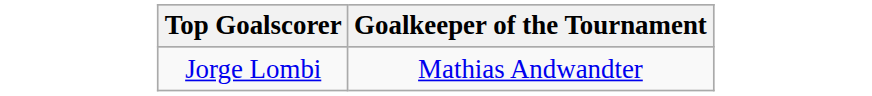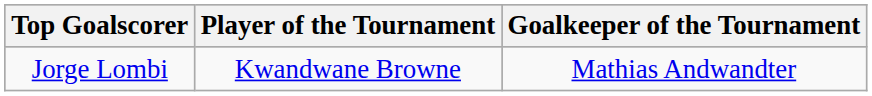+ column: (348, 25)
